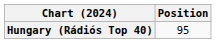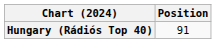(183, 30) 95 -> (183, 30) 91
